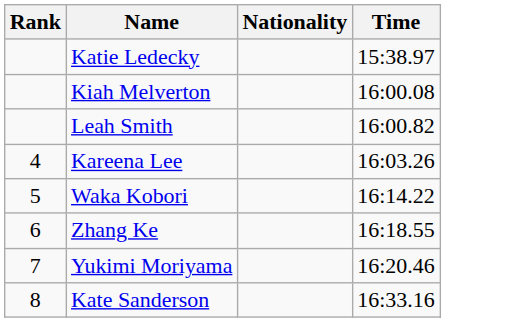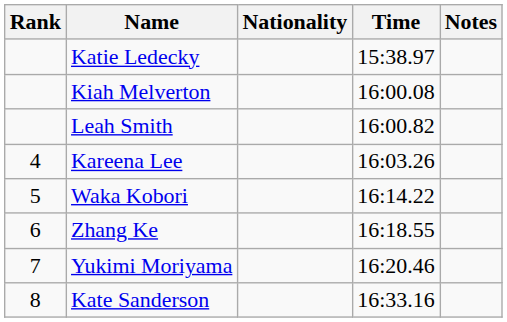+ column: (471, 21)
